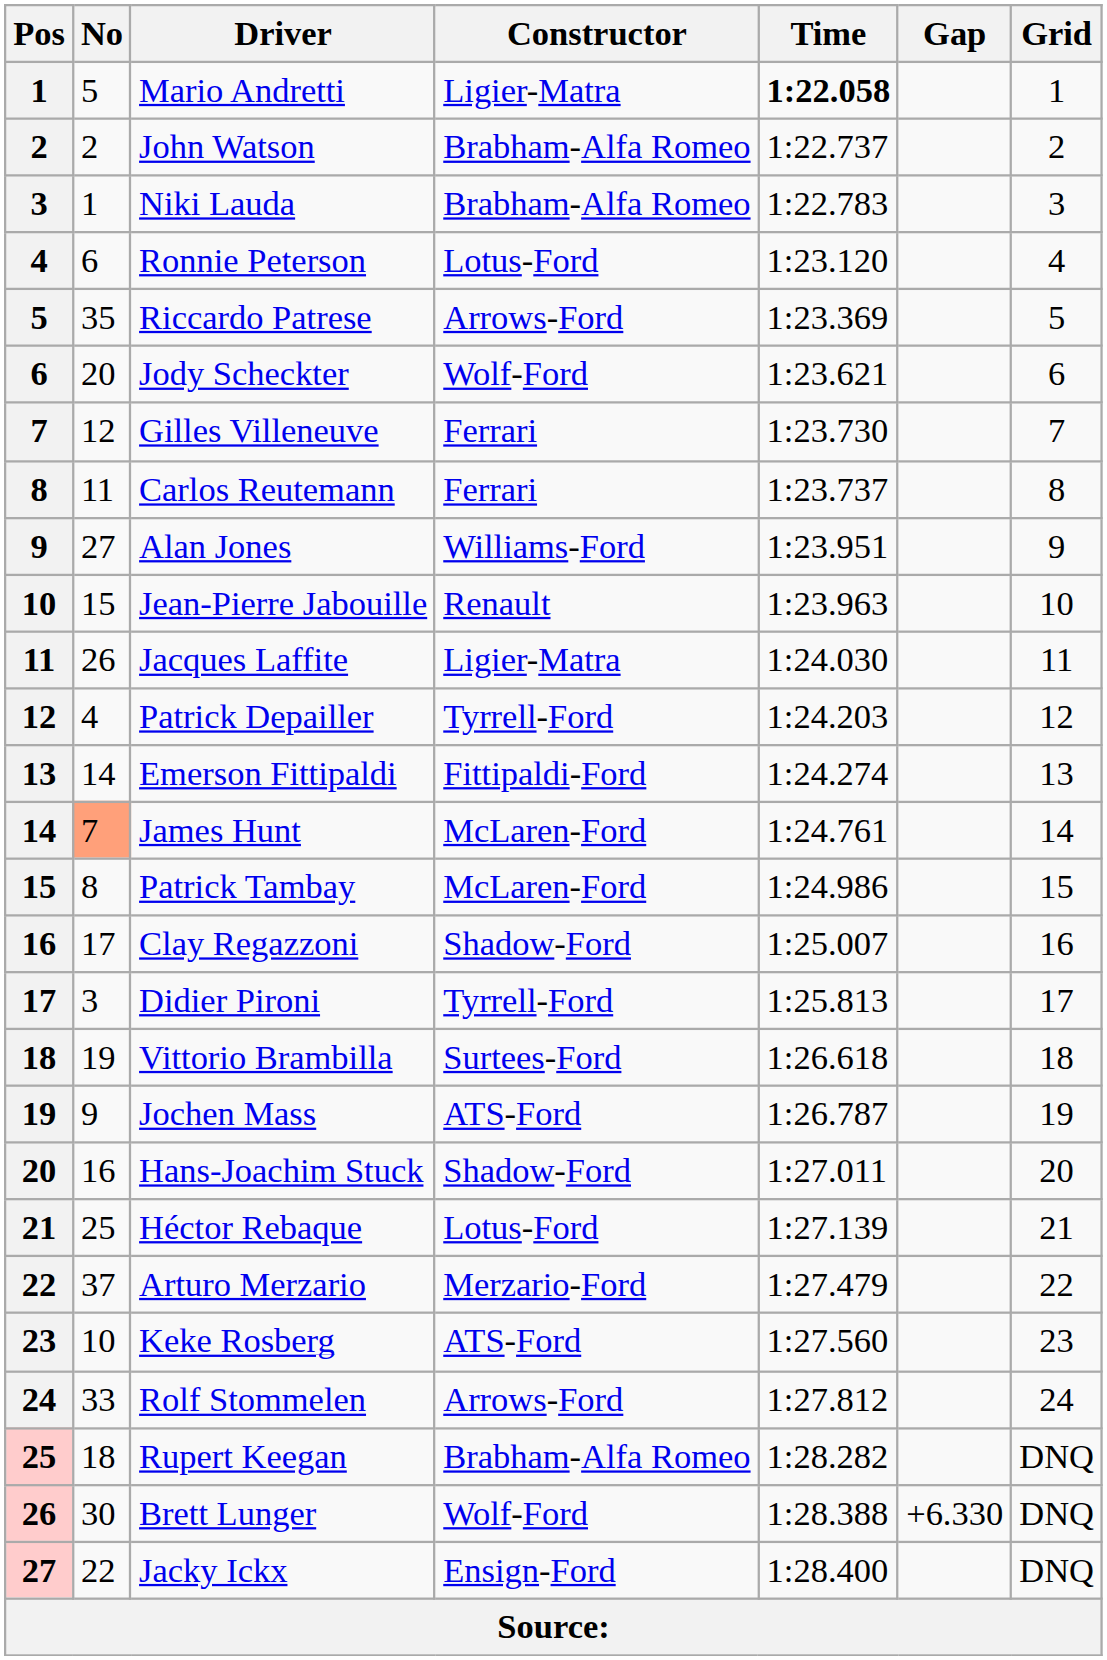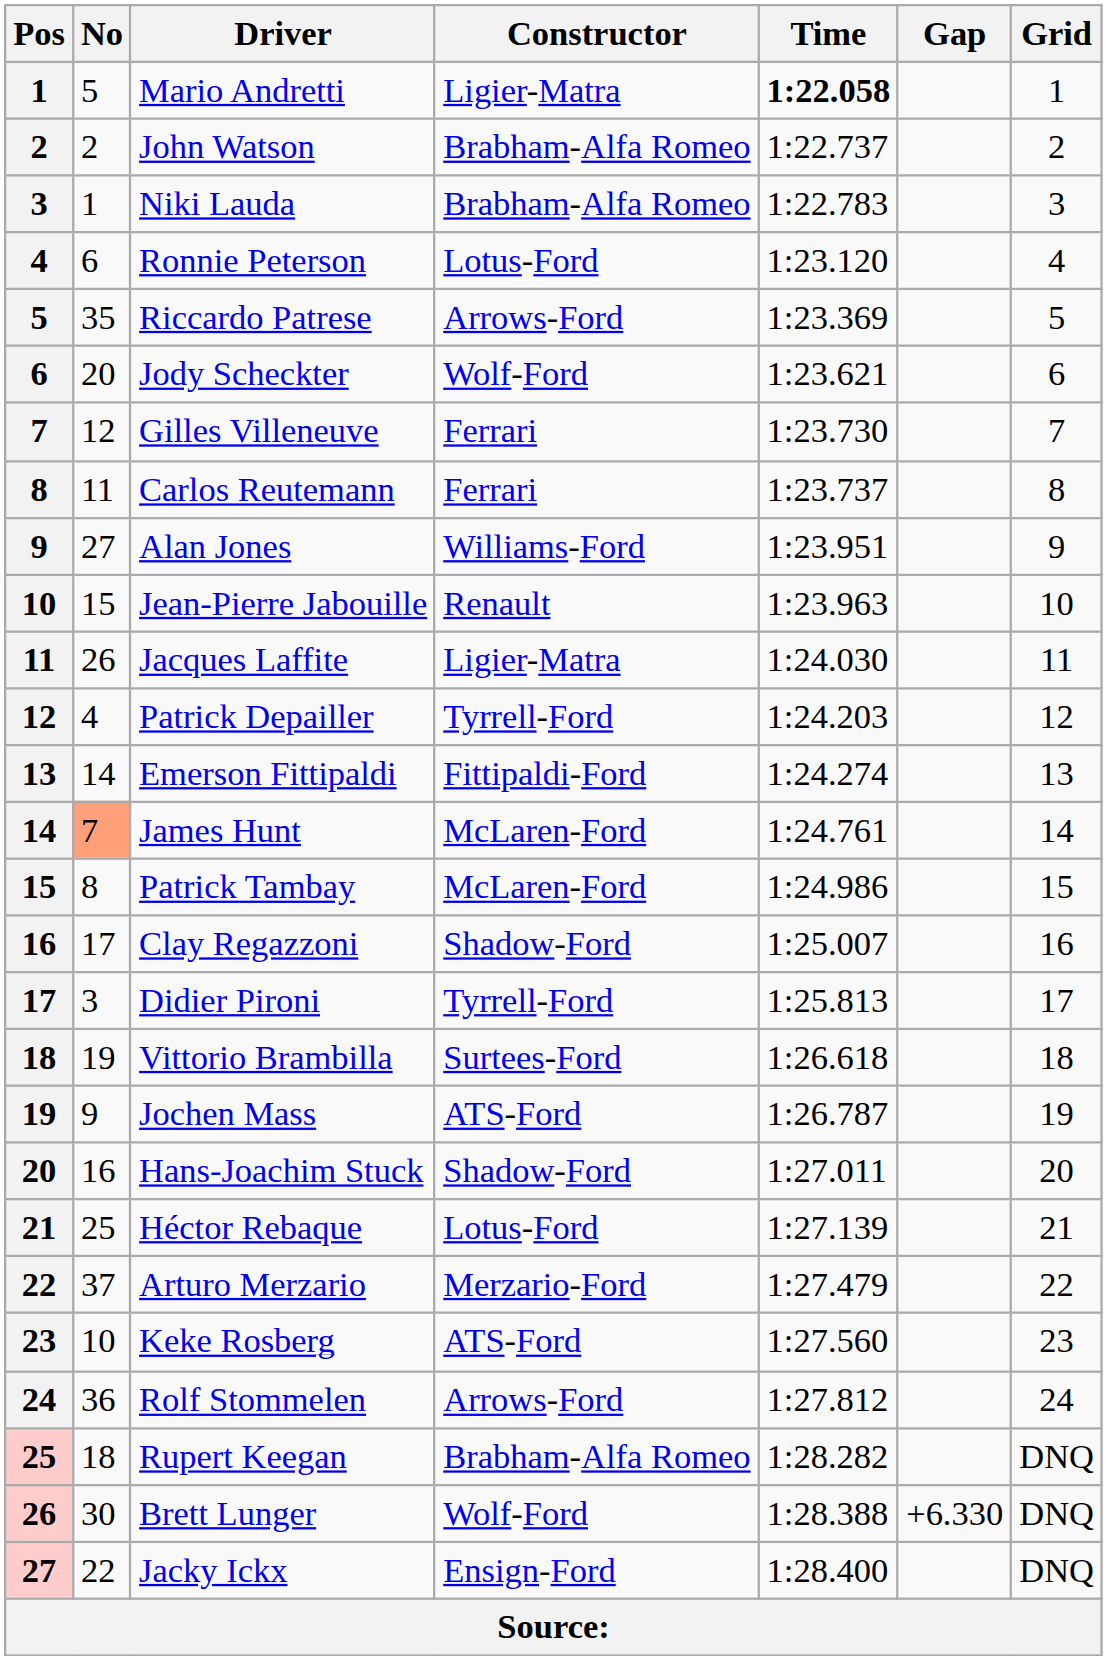(98, 1398) 33 -> (98, 1398) 36
